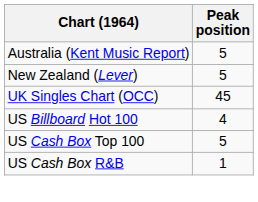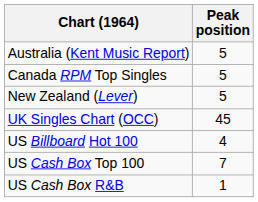+ row: (87, 75)
(223, 141) 5 -> (223, 163) 7
